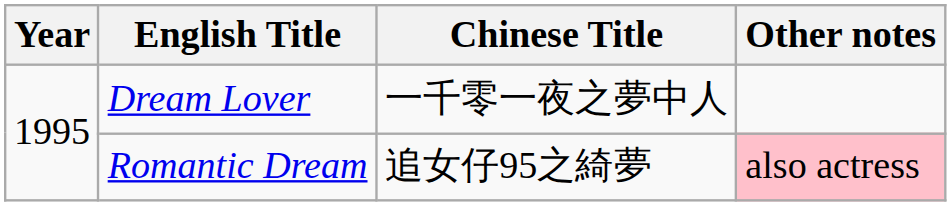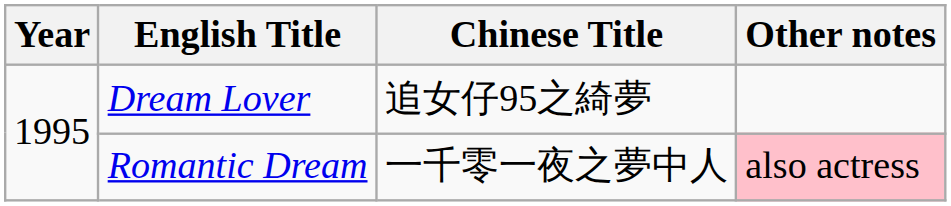(556, 97) 一千零一夜之夢中人 -> (518, 97) 追女仔95之綺夢
(518, 165) 追女仔95之綺夢 -> (556, 165) 一千零一夜之夢中人
